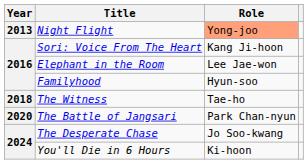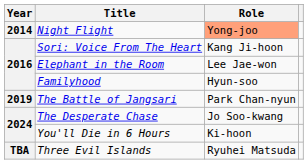(20, 30) 2013 -> (20, 30) 2014
- row: (72, 99)
(20, 116) 2020 -> (20, 99) 2019
+ row: (94, 150)
